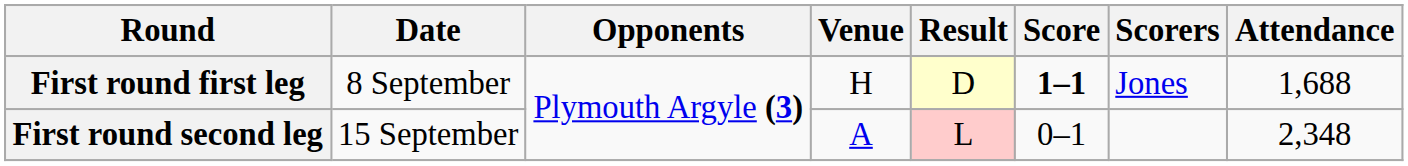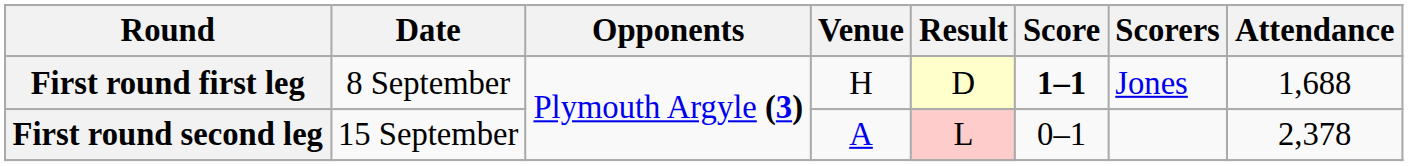(1315, 133) 2,348 -> (1315, 133) 2,378
